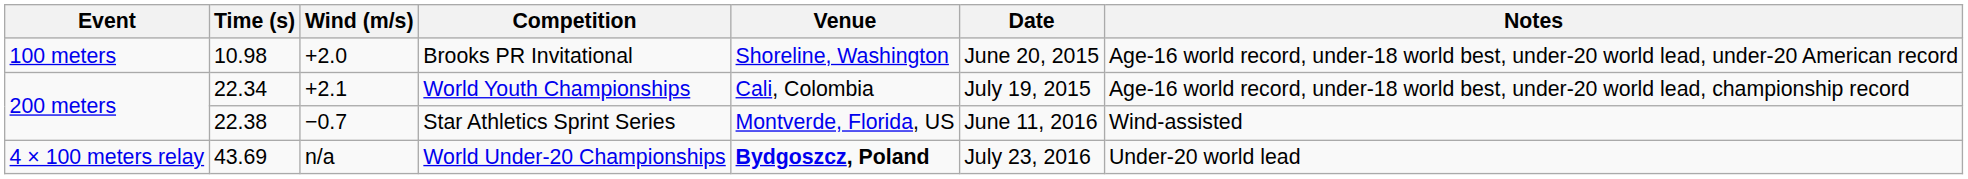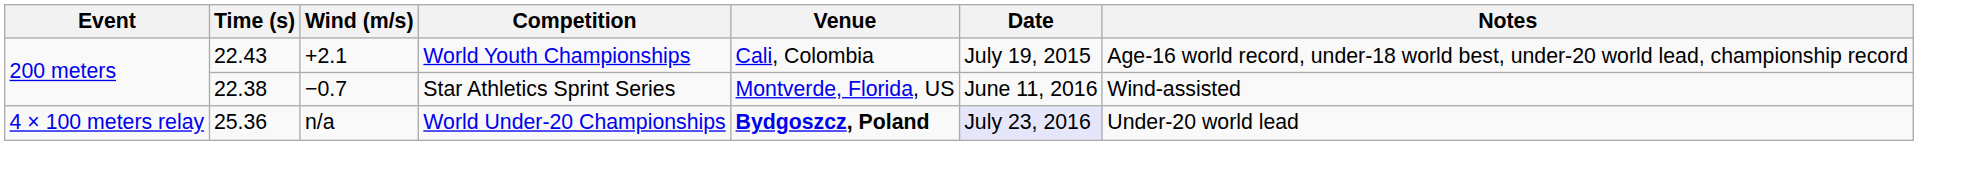- row: (528, 55)
(241, 88) 22.34 -> (241, 55) 22.43
(241, 156) 43.69 -> (241, 122) 25.36
(1027, 156) no background -> (1027, 122) lavender background
